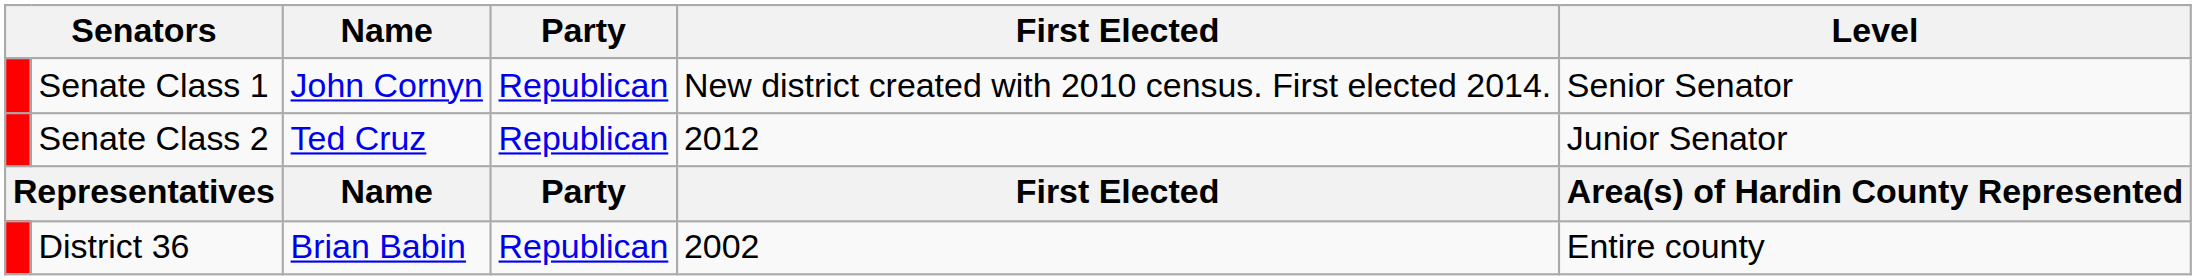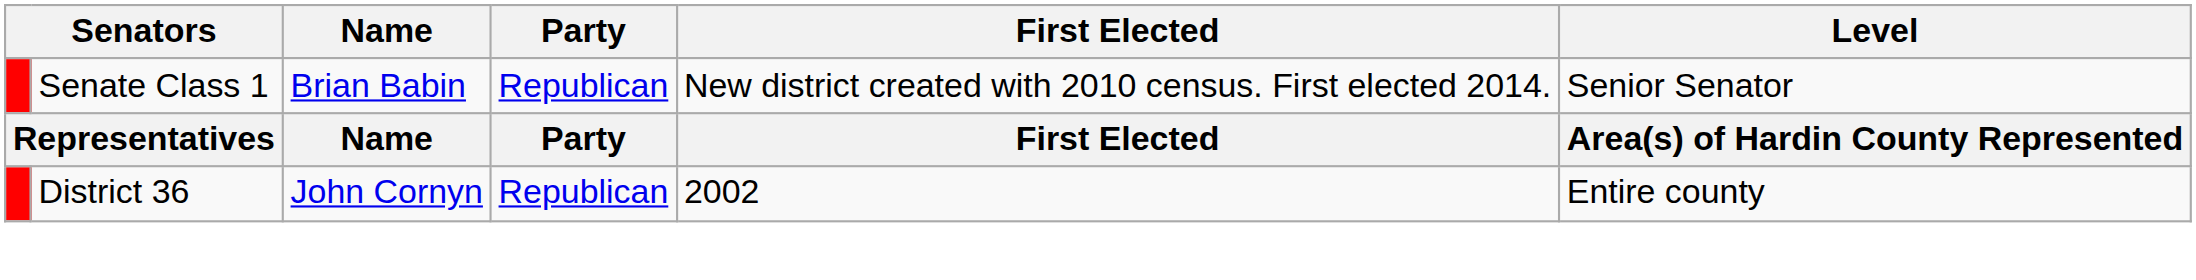(387, 85) John Cornyn -> (378, 85) Brian Babin
- row: (154, 138)
(378, 246) Brian Babin -> (387, 192) John Cornyn
